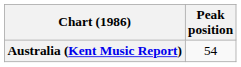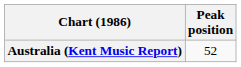(211, 51) 54 -> (211, 51) 52
